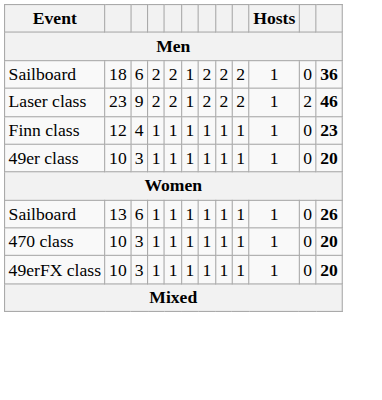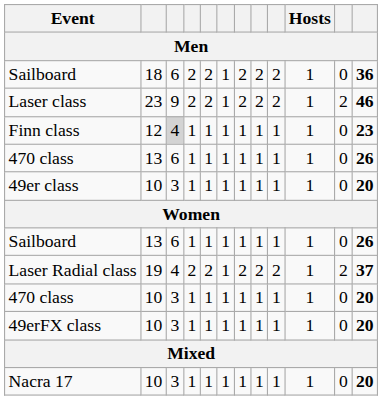(139, 130) no background -> (175, 130) lightgrey background
+ row: (41, 158)
+ row: (73, 269)
+ row: (41, 381)
